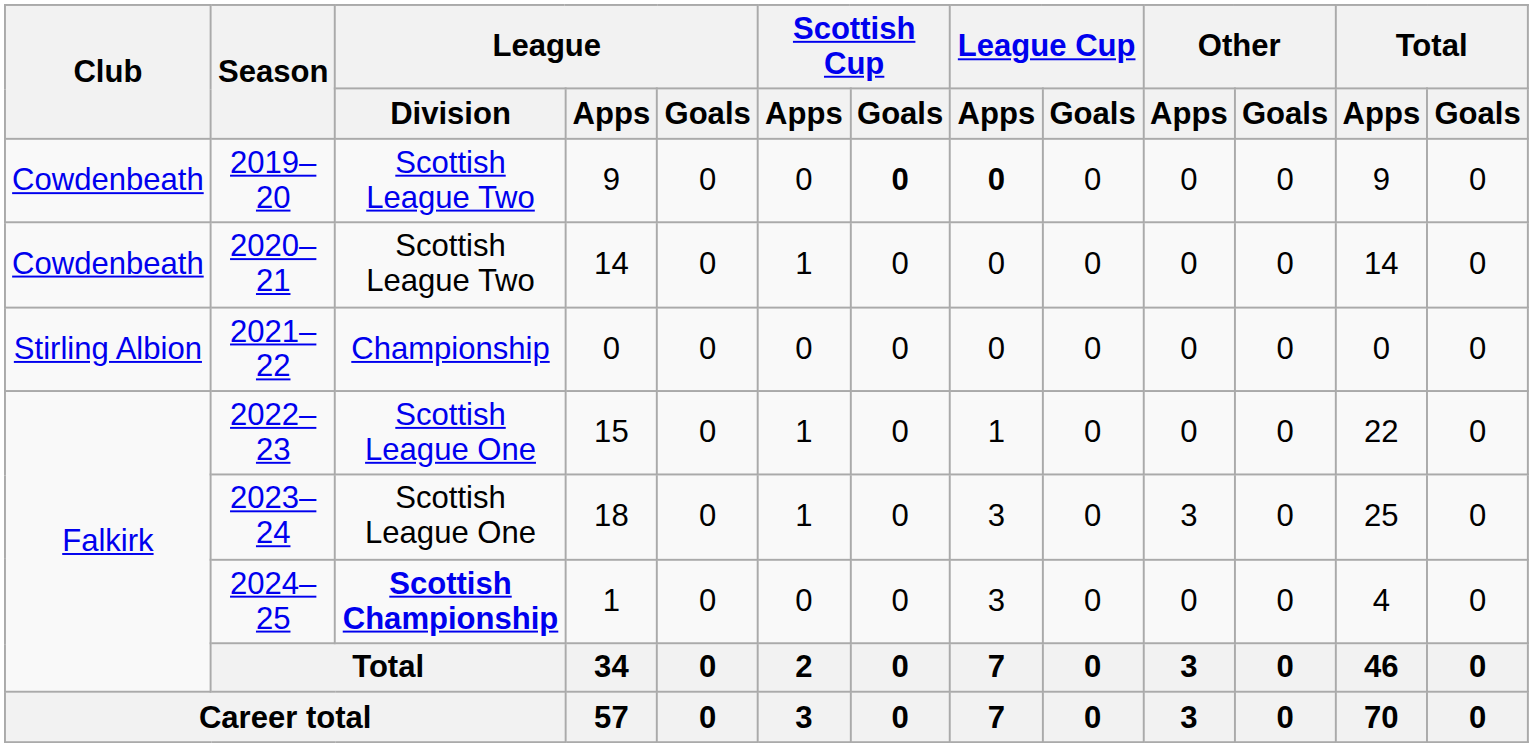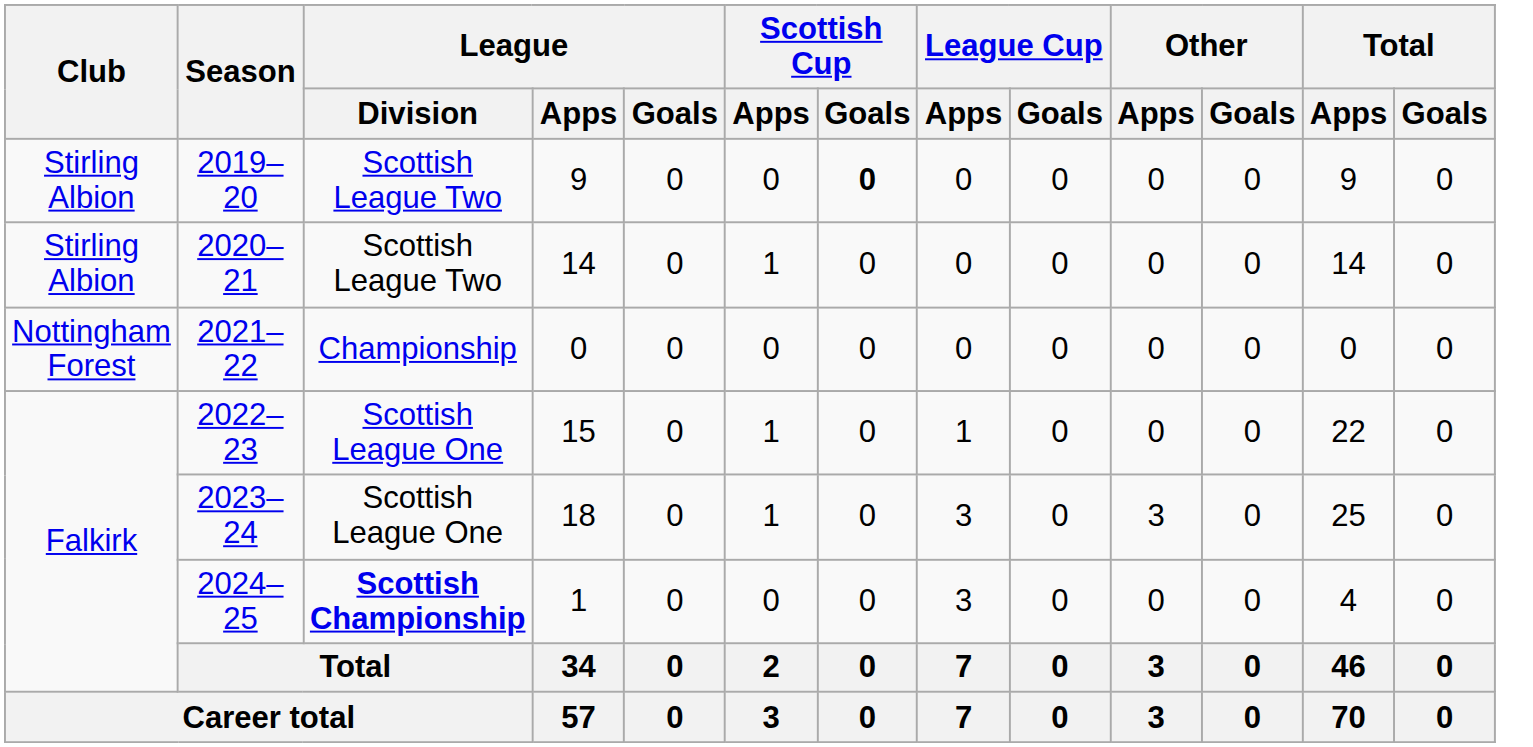(108, 179) Cowdenbeath -> (91, 179) Stirling Albion
(996, 179) bold -> (964, 179) normal
(108, 264) Cowdenbeath -> (91, 264) Stirling Albion
(108, 348) Stirling Albion -> (91, 348) Nottingham Forest
